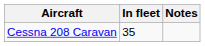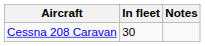(129, 32) 35 -> (129, 32) 30
